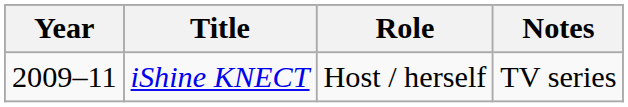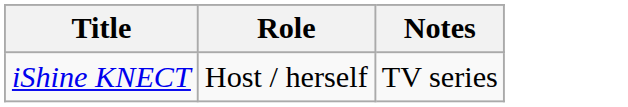- column: (64, 28)
